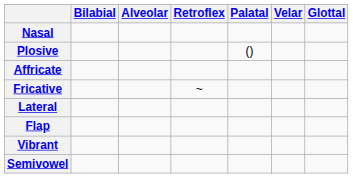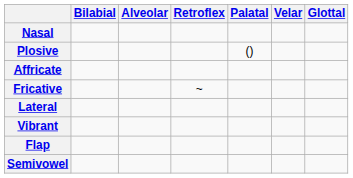rows swapped: (38, 145) <-> (38, 126)
